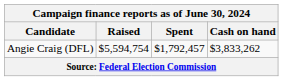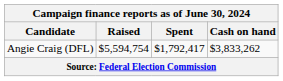(179, 48) $1,792,457 -> (179, 48) $1,792,417
